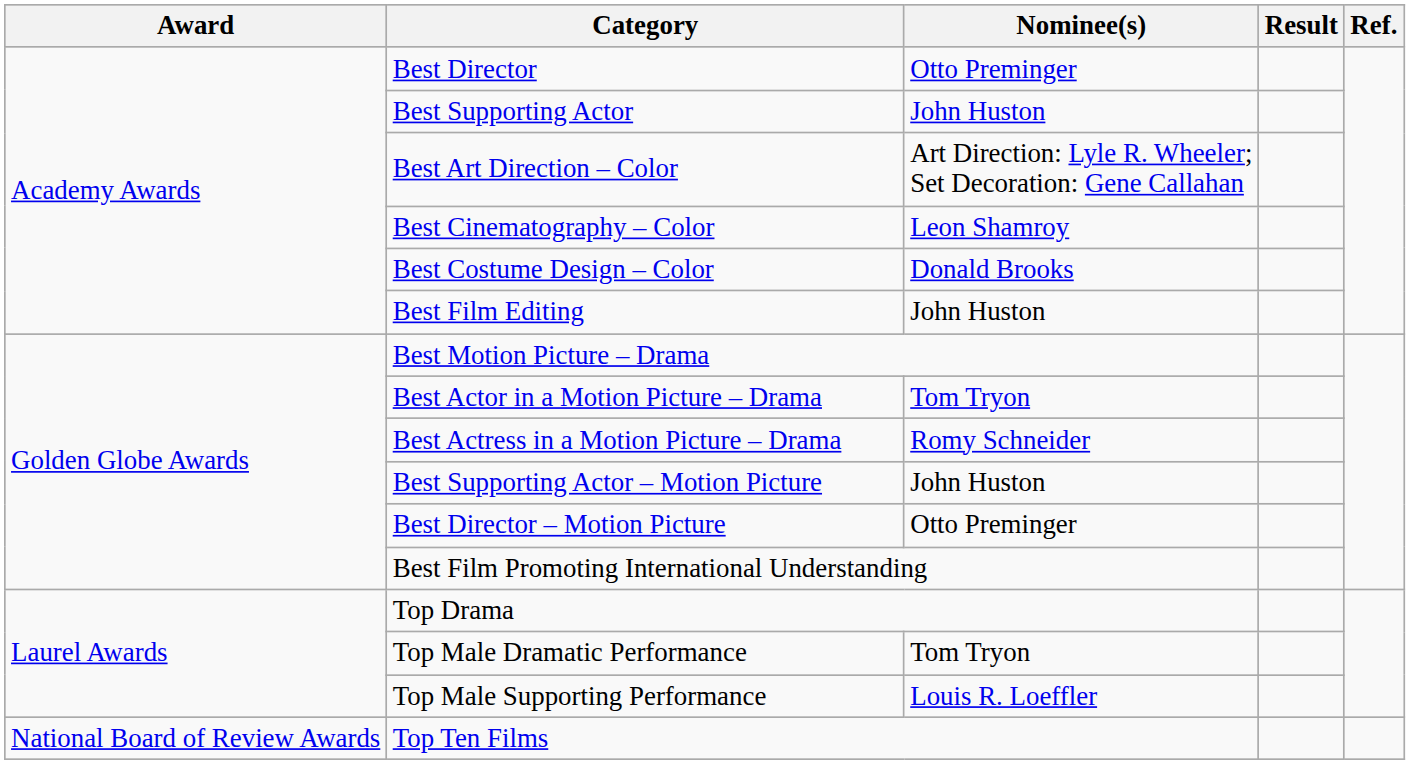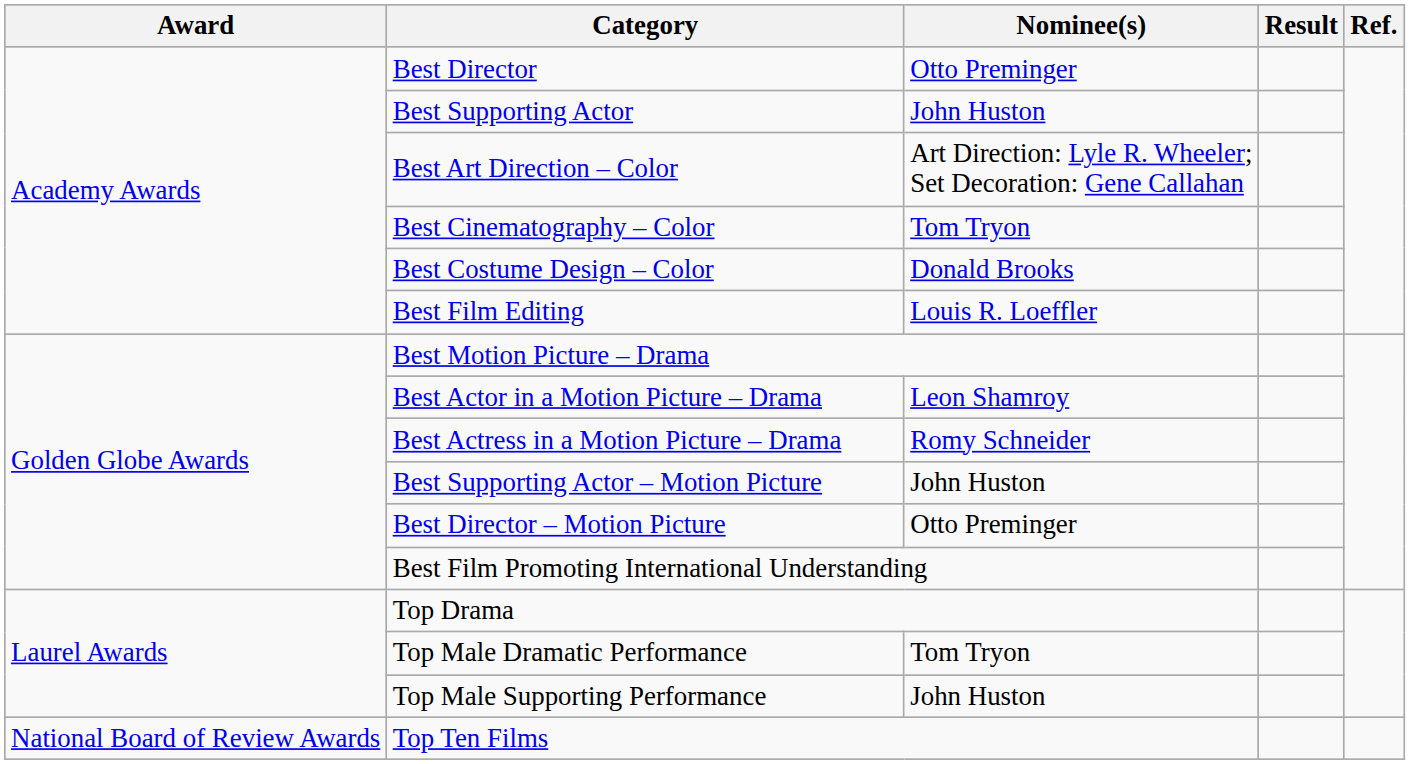(990, 226) Leon Shamroy -> (970, 226) Tom Tryon
(978, 311) John Huston -> (1004, 311) Louis R. Loeffler
(970, 397) Tom Tryon -> (990, 397) Leon Shamroy
(1004, 695) Louis R. Loeffler -> (978, 695) John Huston
